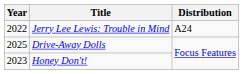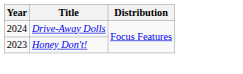- row: (101, 28)
(17, 45) 2025 -> (17, 28) 2024
